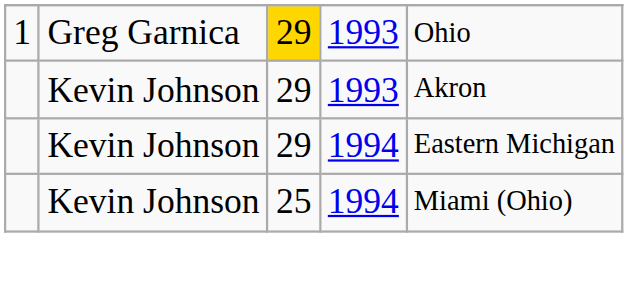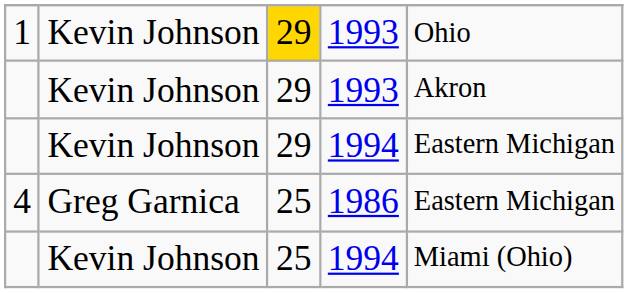(144, 32) Greg Garnica -> (154, 32) Kevin Johnson
+ row: (22, 201)
